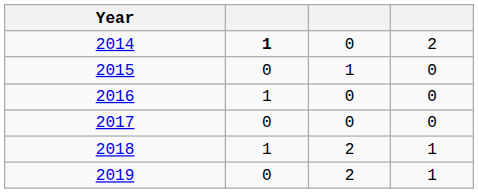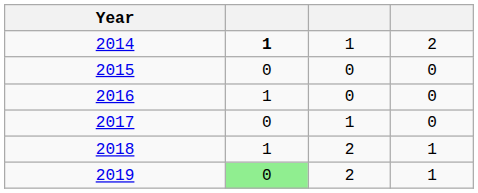(350, 44) 0 -> (350, 44) 1
(350, 70) 1 -> (350, 70) 0
(350, 123) 0 -> (350, 123) 1
(267, 175) no background -> (267, 175) lightgreen background
